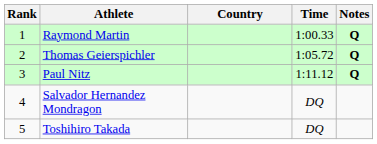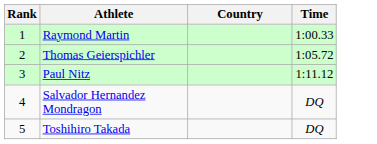- column: (354, 14)
